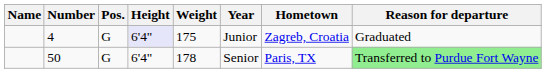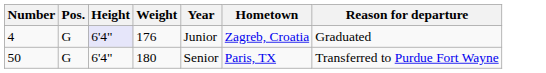- column: (24, 15)
(186, 36) 175 -> (146, 36) 176
(186, 57) 178 -> (146, 57) 180
(447, 57) lightgreen background -> (407, 57) no background
